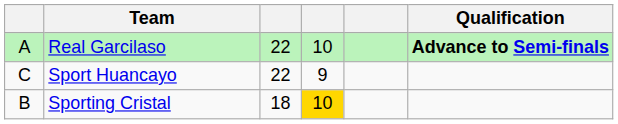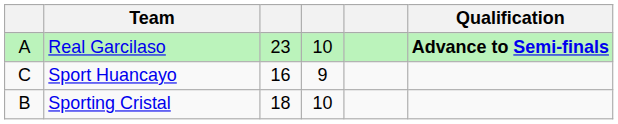(281, 47) 22 -> (281, 47) 23
(281, 75) 22 -> (281, 75) 16
(322, 103) gold background -> (322, 103) no background
